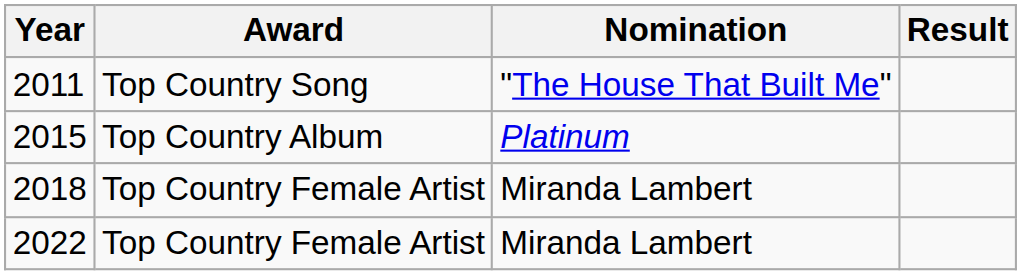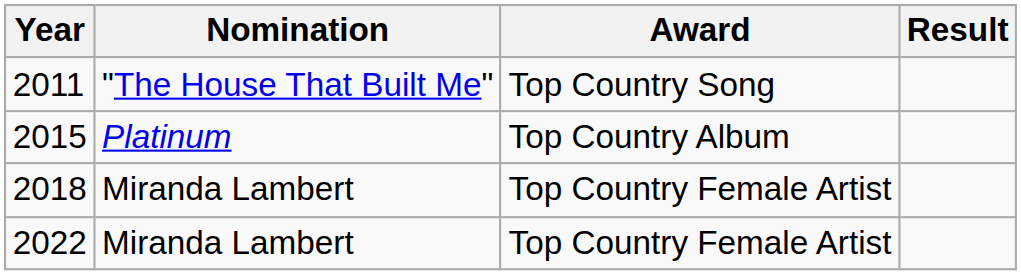columns swapped: (294, 30) <-> (696, 30)
